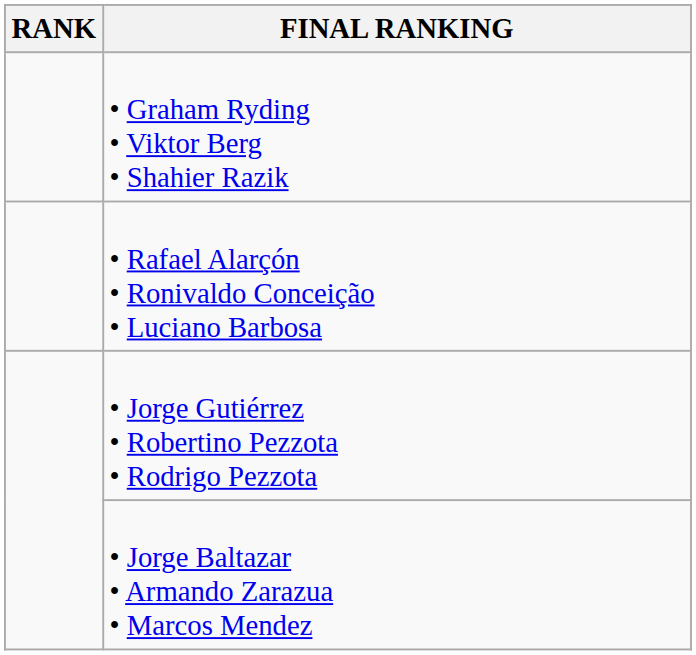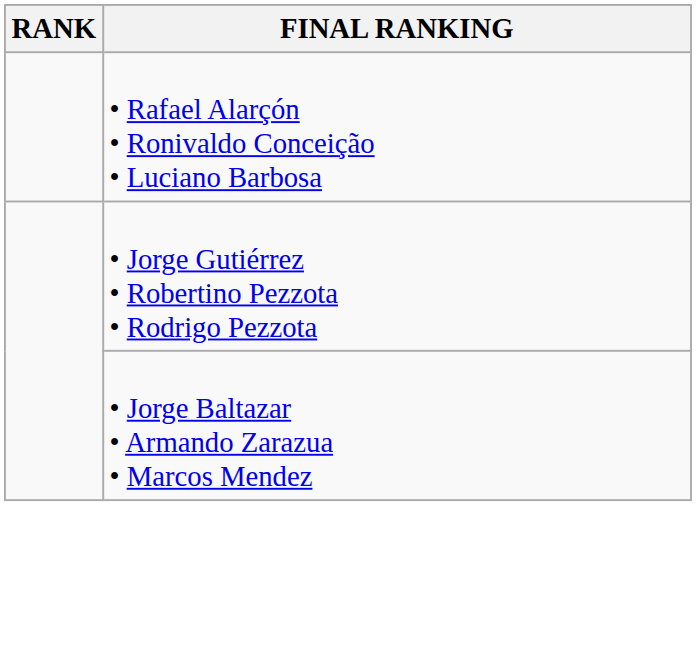- row: (210, 143)
